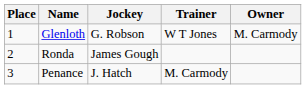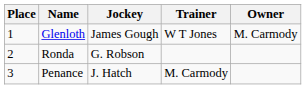(118, 34) G. Robson -> (125, 34) James Gough
(125, 53) James Gough -> (118, 53) G. Robson
